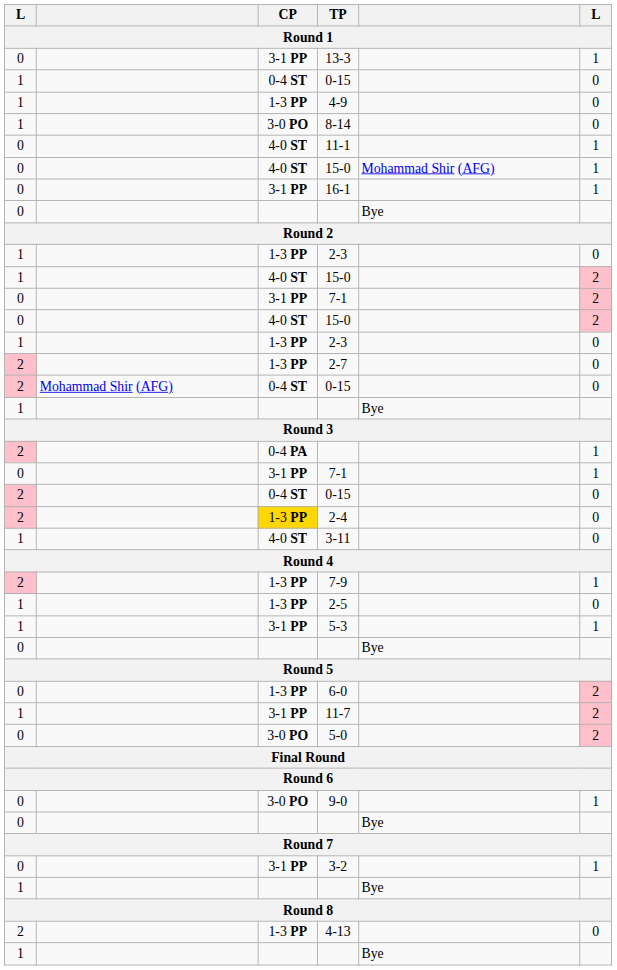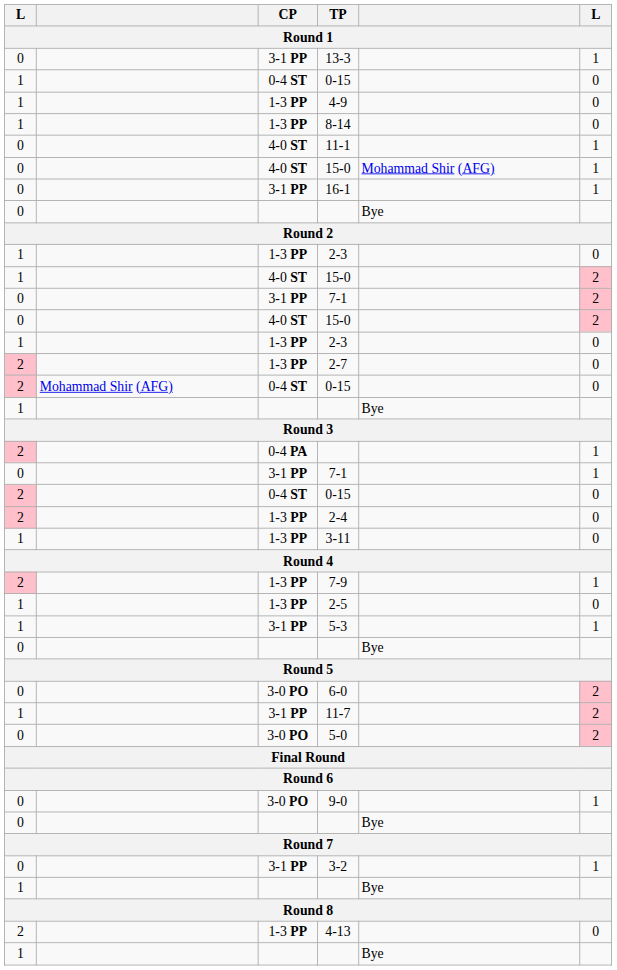(288, 124) 3-0 PO -> (288, 124) 1-3 PP
(288, 517) gold background -> (288, 517) no background
(288, 539) 4-0 ST -> (288, 539) 1-3 PP
(288, 691) 1-3 PP -> (288, 691) 3-0 PO
